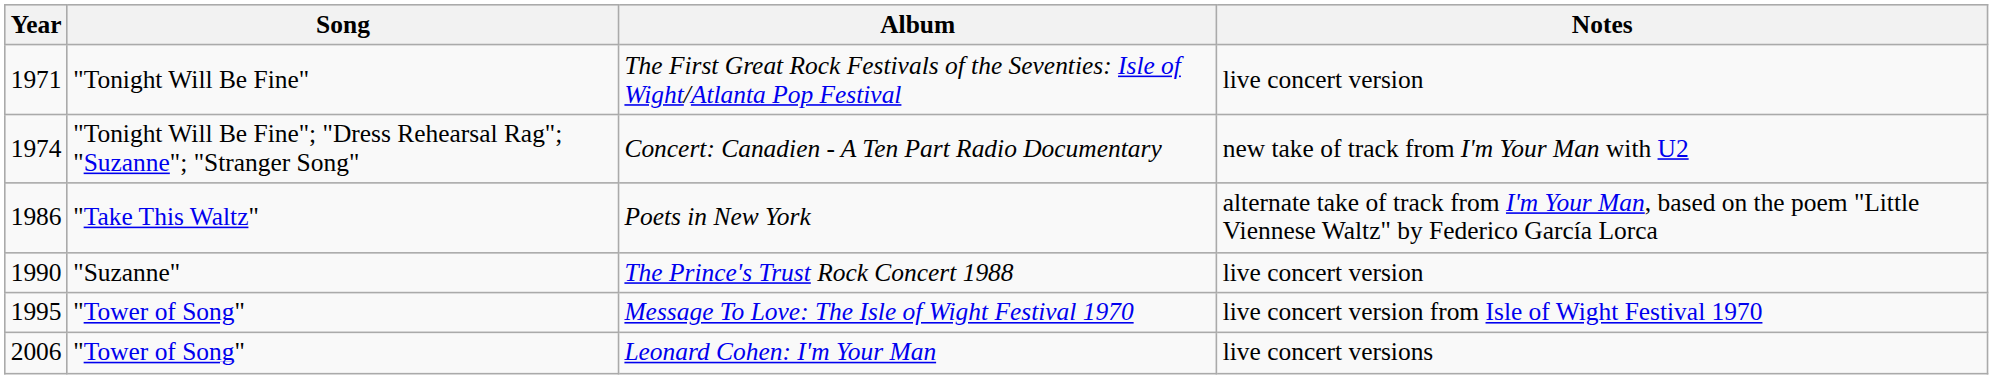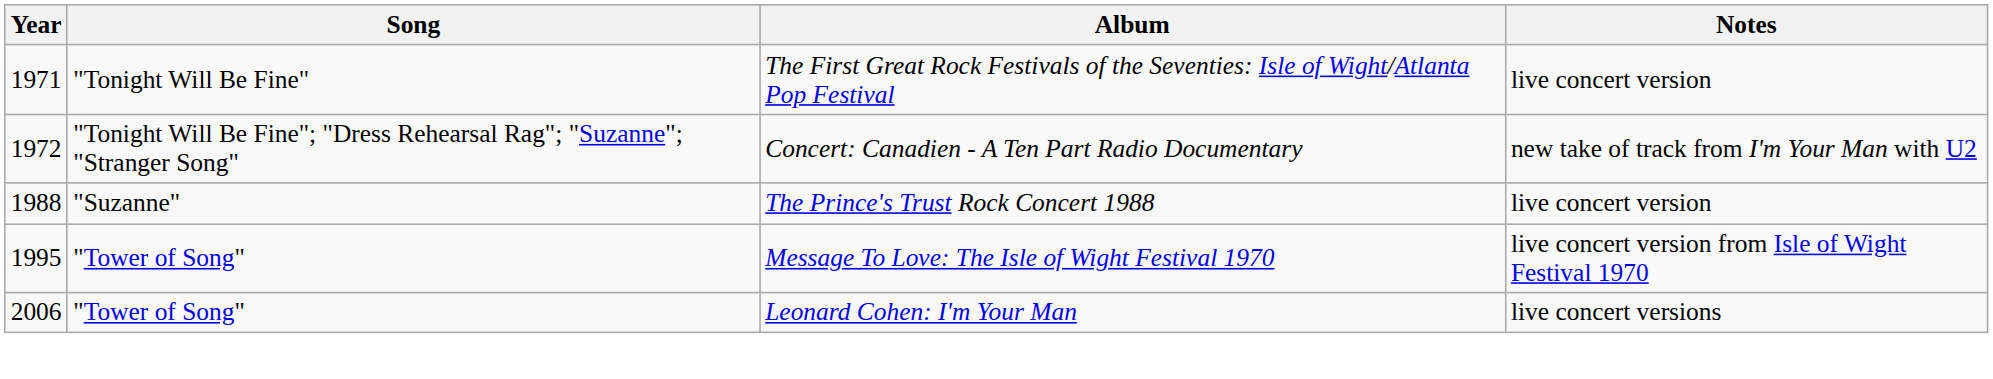(36, 148) 1974 -> (36, 148) 1972
- row: (718, 217)
(36, 271) 1990 -> (36, 202) 1988
